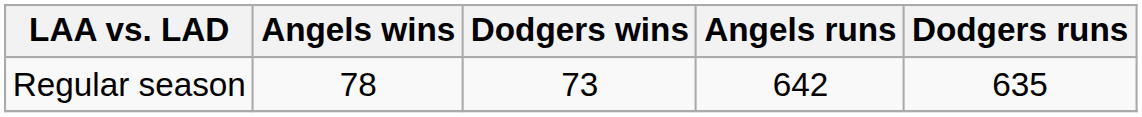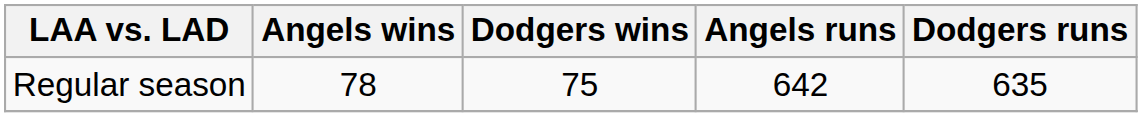(580, 83) 73 -> (580, 83) 75
